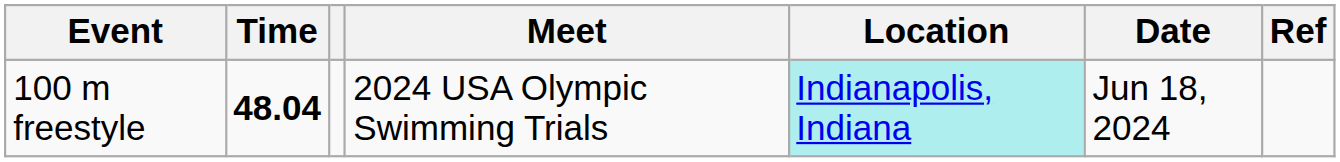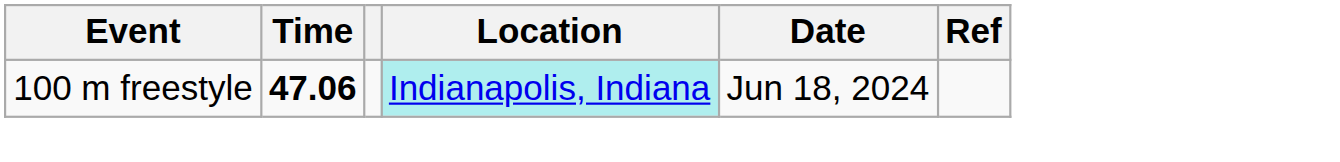- column: (567, 32)
(277, 107) 48.04 -> (313, 87) 47.06
